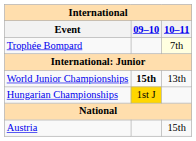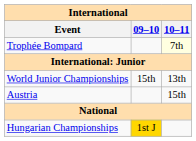(146, 78) bold -> (146, 78) normal
rows swapped: (22, 128) <-> (62, 95)
